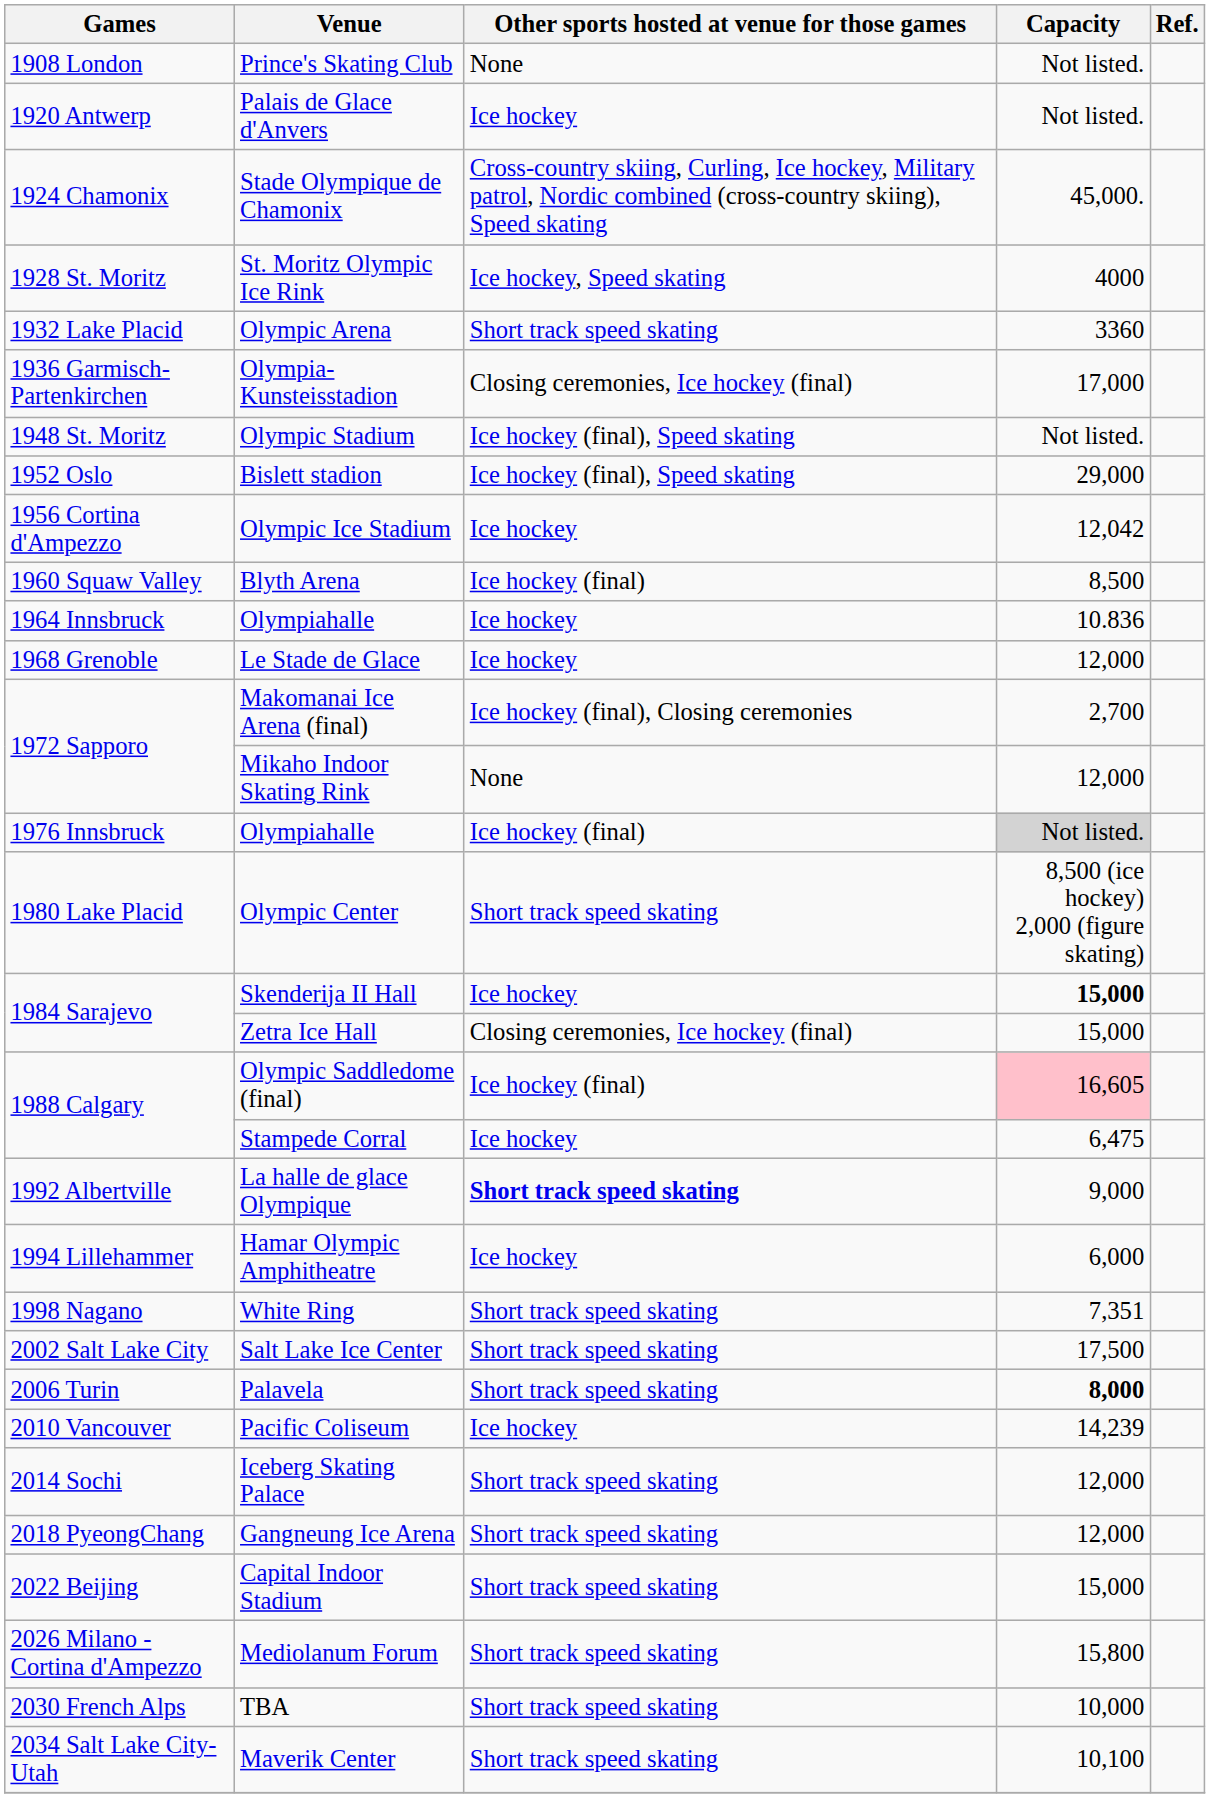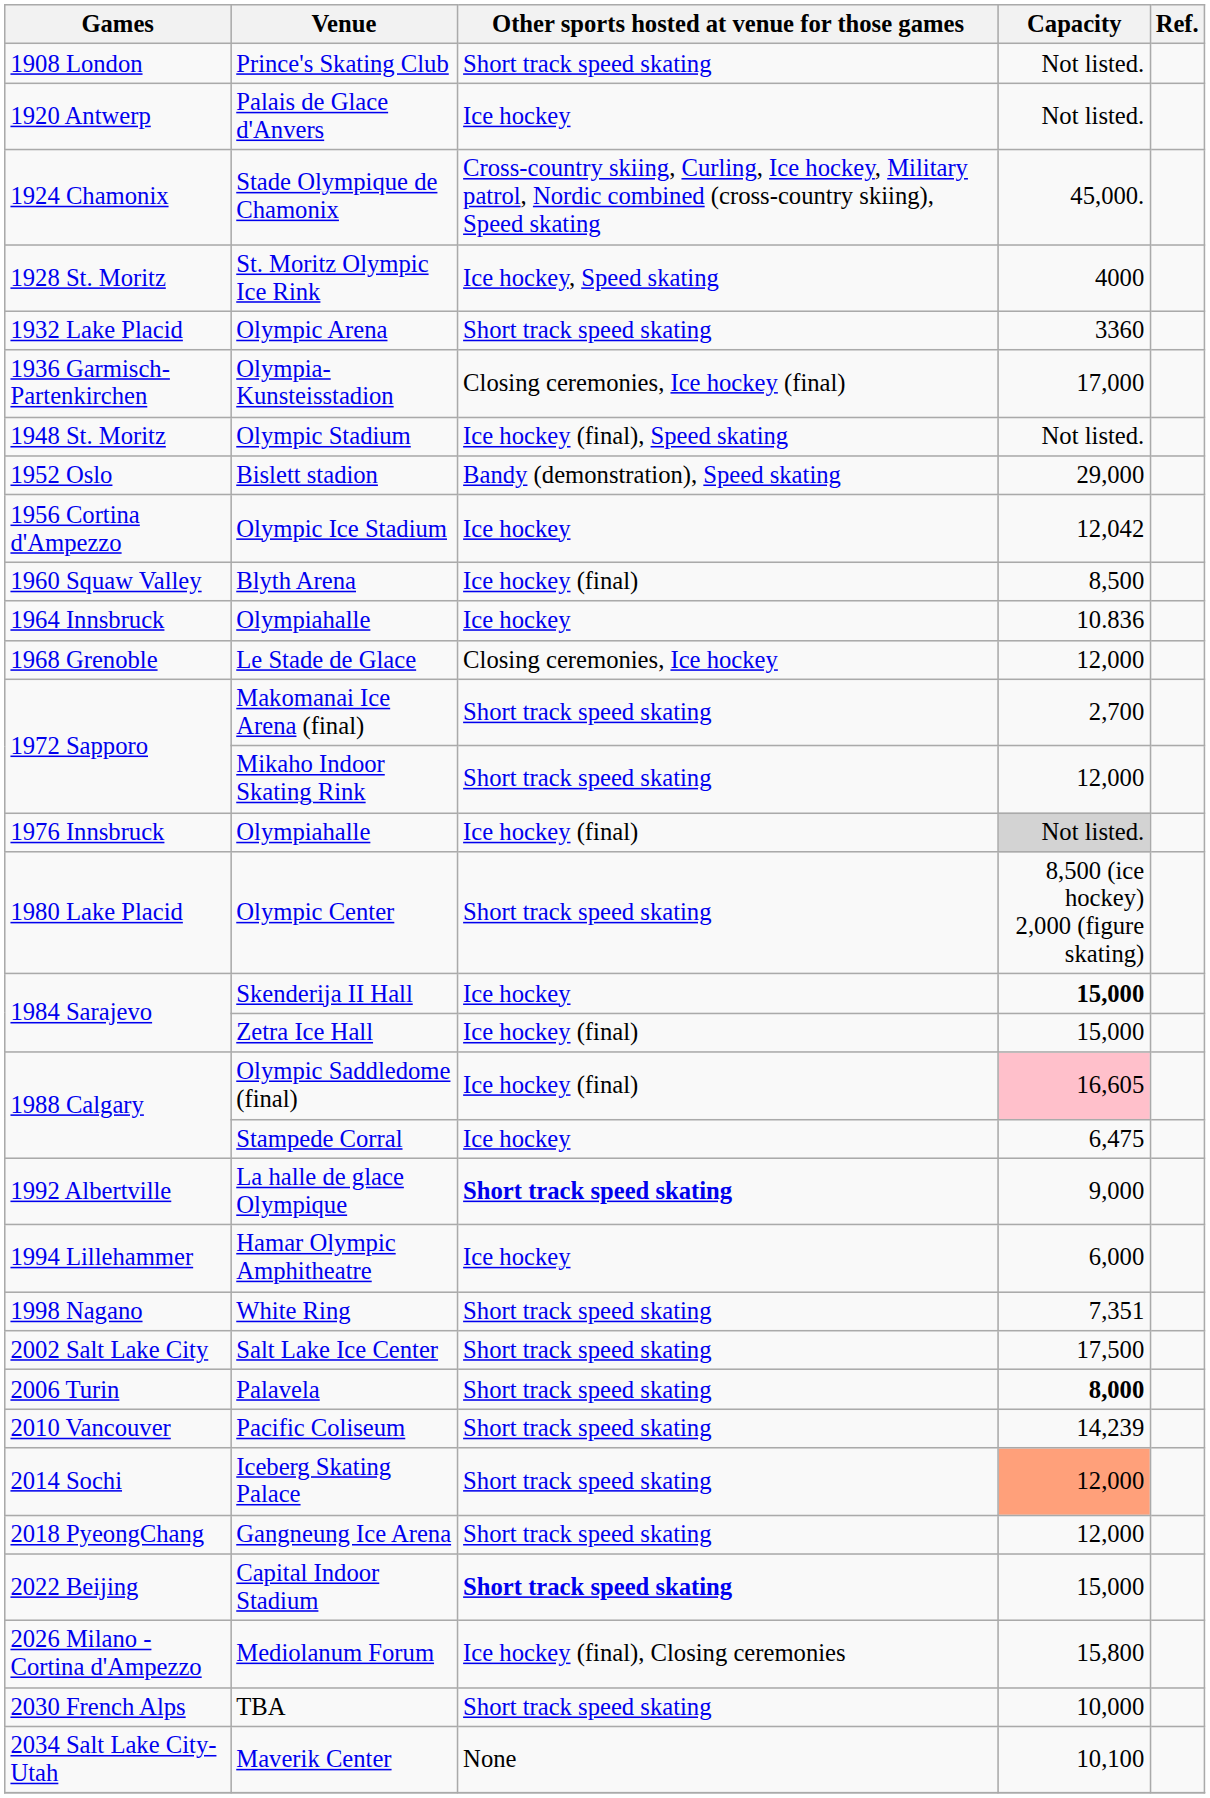(496, 63) None -> (587, 63) Short track speed skating
(632, 475) Ice hockey (final), Speed skating -> (652, 475) Bandy (demonstration), Speed skating
(523, 659) Ice hockey -> (620, 659) Closing ceremonies, Ice hockey
(661, 712) Ice hockey (final), Closing ceremonies -> (587, 712) Short track speed skating
(496, 779) None -> (587, 779) Short track speed skating
(661, 1032) Closing ceremonies, Ice hockey (final) -> (551, 1032) Ice hockey (final)
(523, 1428) Ice hockey -> (587, 1428) Short track speed skating
(1110, 1481) no background -> (1110, 1481) lightsalmon background
(594, 1586) normal -> (598, 1586) bold
(594, 1653) Short track speed skating -> (654, 1653) Ice hockey (final), Closing ceremonies
(594, 1759) Short track speed skating -> (490, 1759) None
